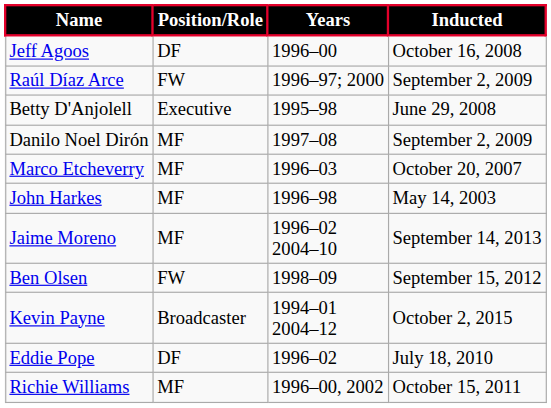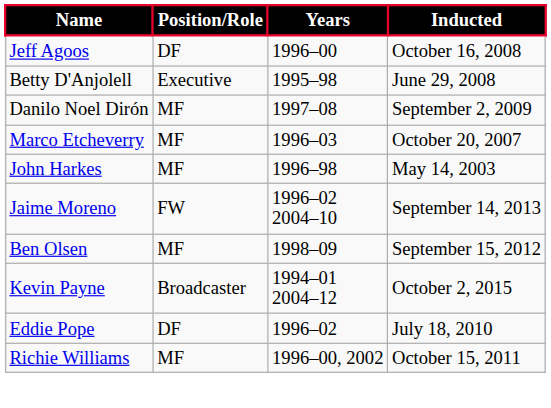- row: (67, 80)
(171, 238) MF -> (171, 208) FW
(171, 277) FW -> (171, 248) MF
